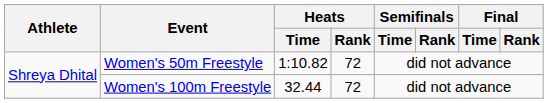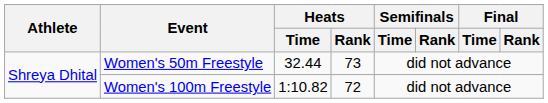(303, 63) 1:10.82 -> (303, 63) 32.44
(353, 63) 72 -> (353, 63) 73
(303, 87) 32.44 -> (303, 87) 1:10.82
